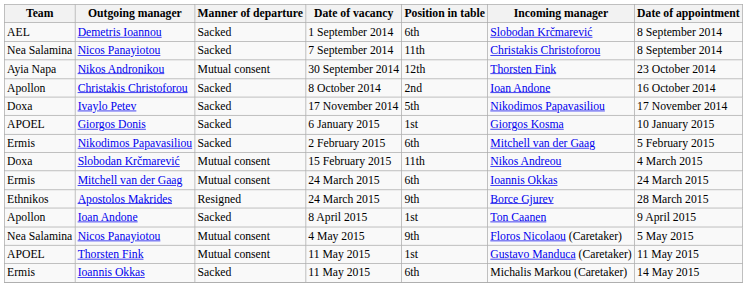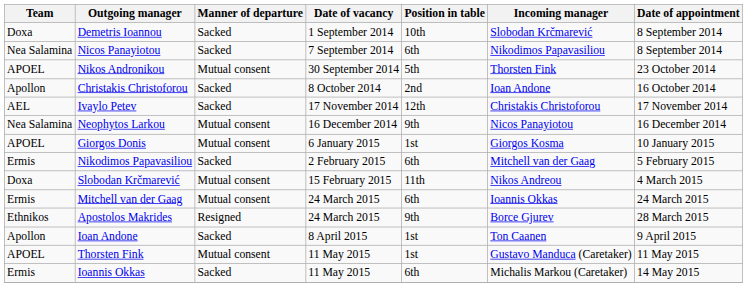(18, 32) AEL -> (20, 32) Doxa
(412, 32) 6th -> (415, 32) 10th
(415, 50) 11th -> (412, 50) 6th
(545, 50) Christakis Christoforou -> (548, 50) Nikodimos Papavasiliou
(32, 69) Ayia Napa -> (26, 69) APOEL
(415, 69) 12th -> (412, 69) 5th
(20, 106) Doxa -> (18, 106) AEL
(412, 106) 5th -> (415, 106) 12th
(548, 106) Nikodimos Papavasiliou -> (545, 106) Christakis Christoforou
+ row: (121, 124)
(214, 124) Sacked -> (234, 143) Mutual consent
- row: (119, 236)
